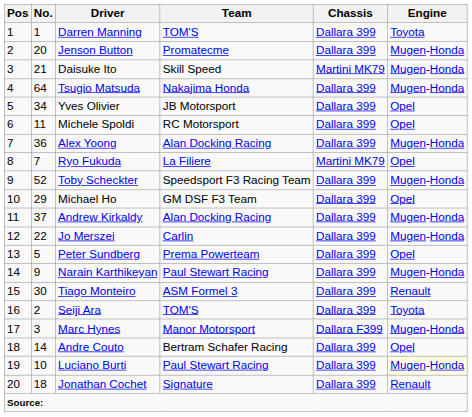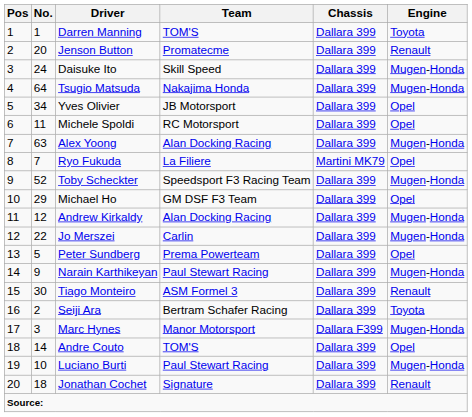(427, 50) Mugen-Honda -> (410, 50) Renault
(40, 69) 21 -> (40, 69) 24
(350, 69) Martini MK79 -> (346, 69) Dallara 399
(40, 143) 36 -> (40, 143) 63
(40, 217) 37 -> (40, 217) 12
(181, 310) TOM'S -> (225, 310) Bertram Schafer Racing
(225, 347) Bertram Schafer Racing -> (181, 347) TOM'S
(427, 365) lightyellow background -> (427, 365) no background
